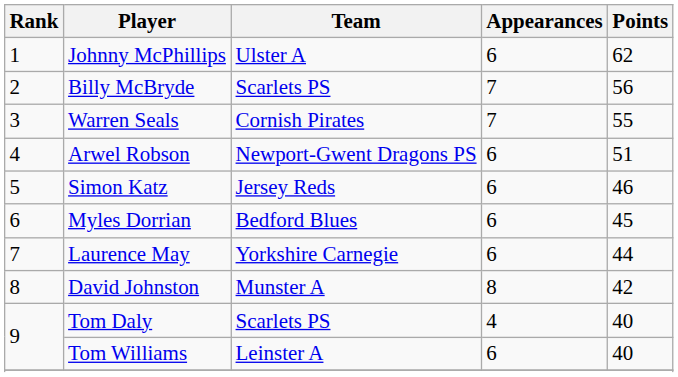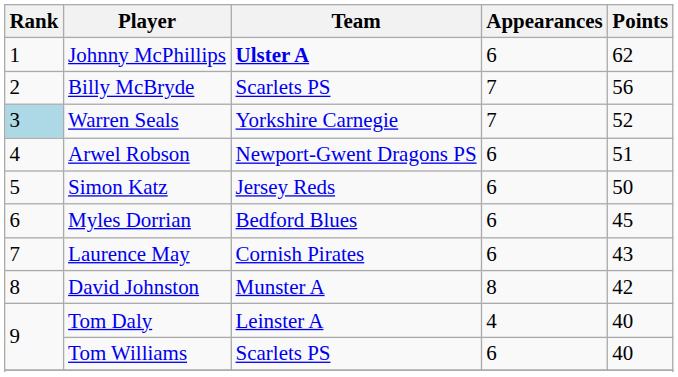(271, 54) normal -> (272, 54) bold
(15, 120) no background -> (15, 120) lightblue background
(300, 120) Cornish Pirates -> (317, 120) Yorkshire Carnegie
(623, 120) 55 -> (623, 120) 52
(623, 187) 46 -> (623, 187) 50
(317, 253) Yorkshire Carnegie -> (300, 253) Cornish Pirates
(623, 253) 44 -> (623, 253) 43
(283, 320) Scarlets PS -> (280, 320) Leinster A
(280, 353) Leinster A -> (283, 353) Scarlets PS
